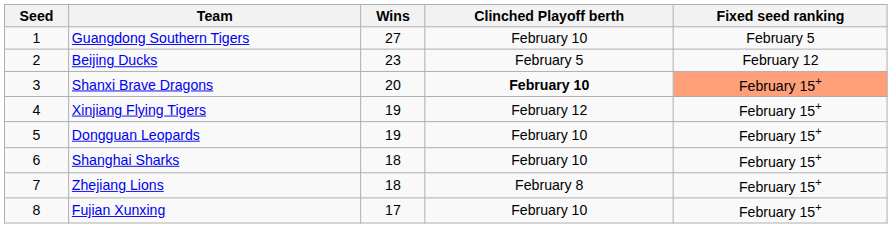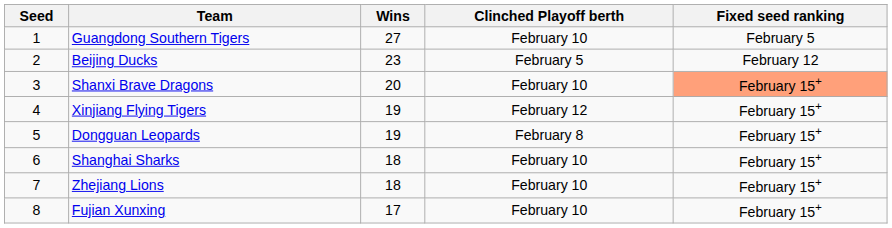(549, 84) bold -> (549, 84) normal
(549, 135) February 10 -> (549, 135) February 8
(549, 185) February 8 -> (549, 185) February 10
